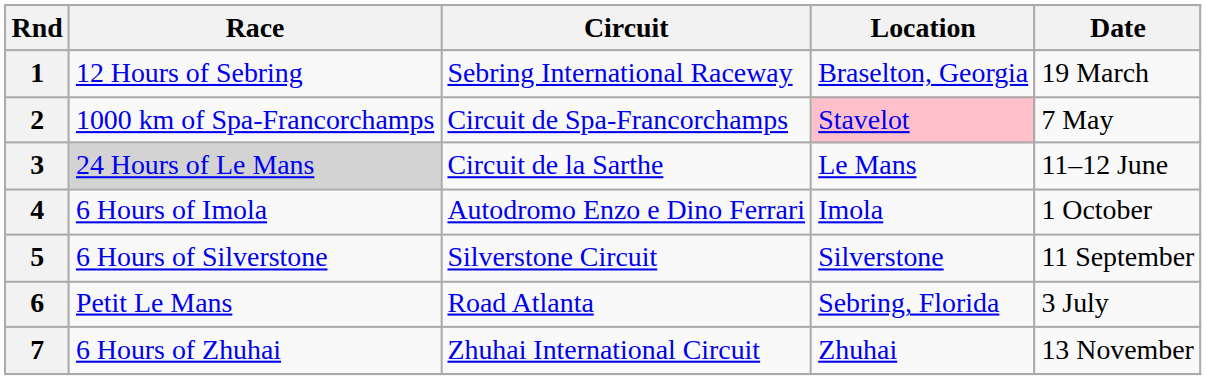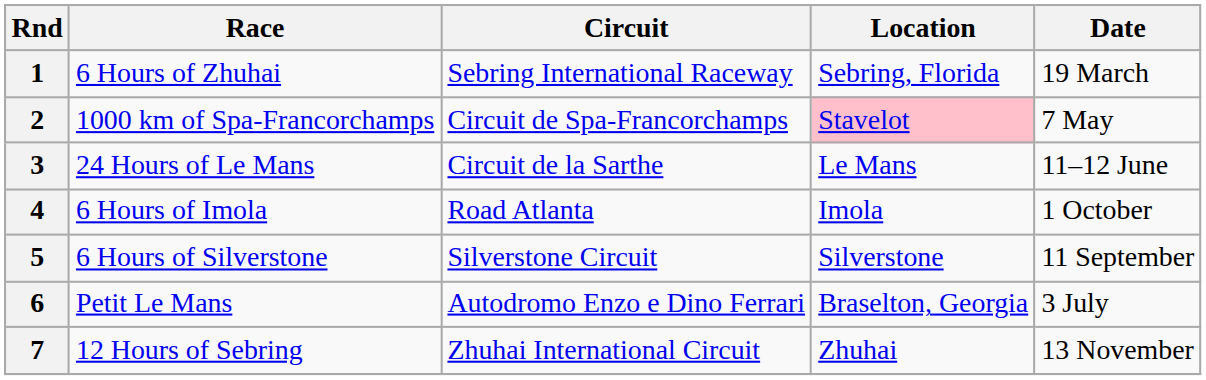(189, 73) 12 Hours of Sebring -> (179, 73) 6 Hours of Zhuhai
(923, 73) Braselton, Georgia -> (909, 73) Sebring, Florida
(195, 165) lightgrey background -> (195, 165) no background
(626, 211) Autodromo Enzo e Dino Ferrari -> (521, 211) Road Atlanta
(521, 303) Road Atlanta -> (626, 303) Autodromo Enzo e Dino Ferrari
(909, 303) Sebring, Florida -> (923, 303) Braselton, Georgia
(179, 349) 6 Hours of Zhuhai -> (189, 349) 12 Hours of Sebring
